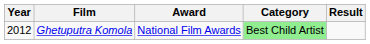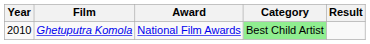(19, 30) 2012 -> (19, 30) 2010
